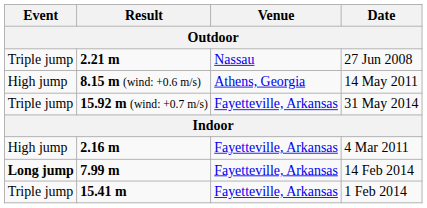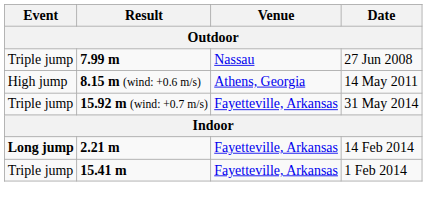(100, 59) 2.21 m -> (100, 59) 7.99 m
- row: (377, 147)
(100, 170) 7.99 m -> (100, 147) 2.21 m
